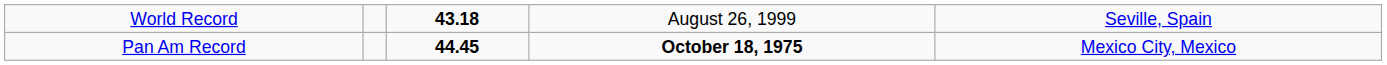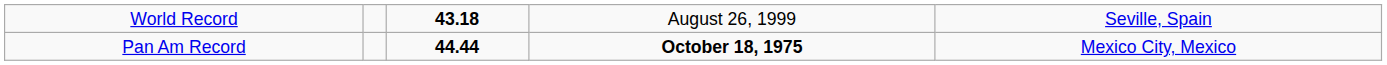(457, 47) 44.45 -> (457, 47) 44.44
